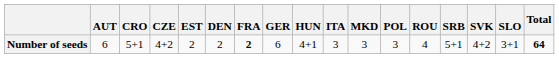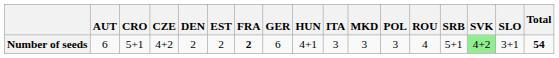columns swapped: (220, 26) <-> (192, 26)
(482, 44) no background -> (482, 44) lightgreen background
(539, 44) 64 -> (539, 44) 54
